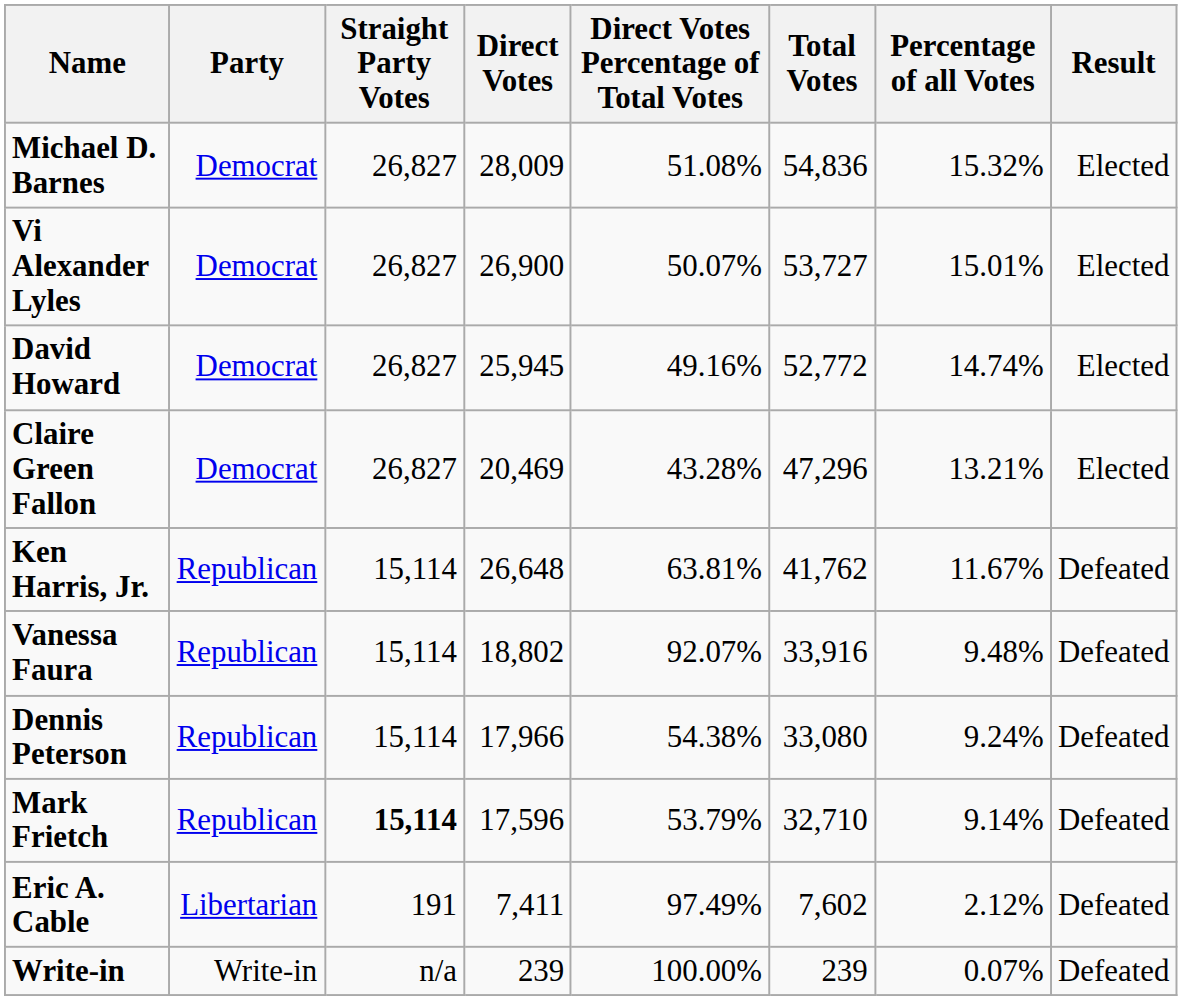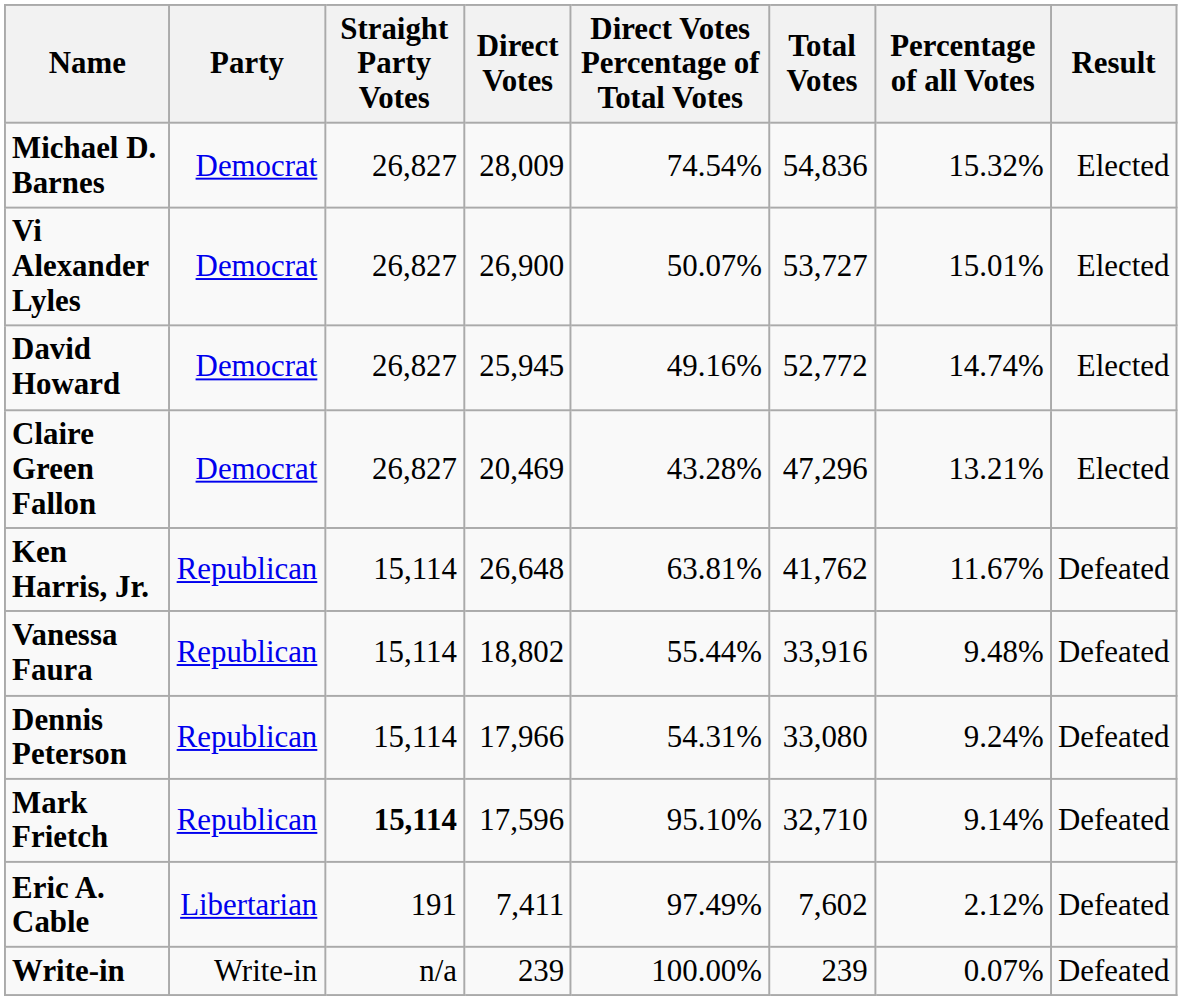(714, 164) 51.08% -> (714, 164) 74.54%
(714, 652) 92.07% -> (714, 652) 55.44%
(714, 736) 54.38% -> (714, 736) 54.31%
(714, 820) 53.79% -> (714, 820) 95.10%
